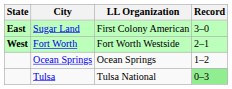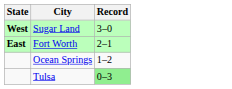- column: (143, 12)
(16, 28) East -> (17, 28) West
(17, 44) West -> (16, 44) East
